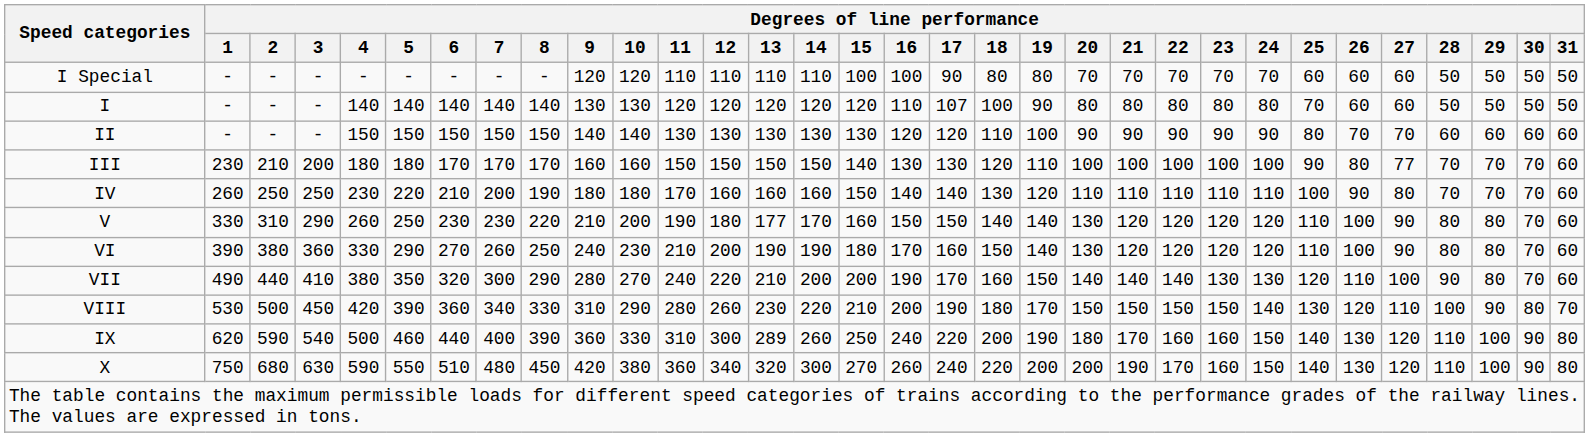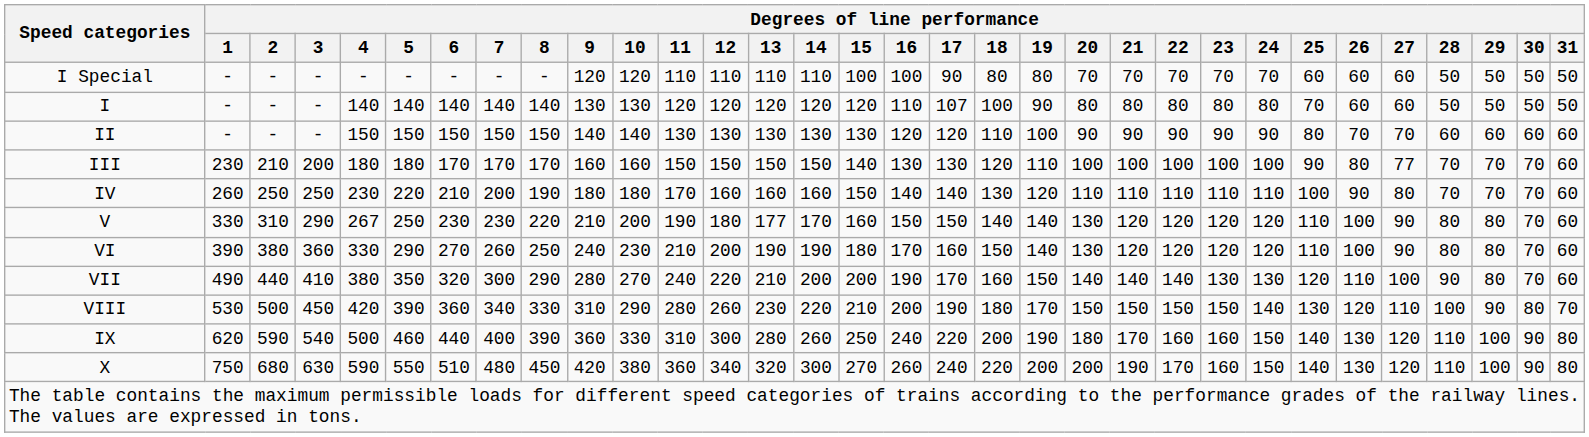(363, 222) 260 -> (363, 222) 267
(771, 338) 289 -> (771, 338) 280
